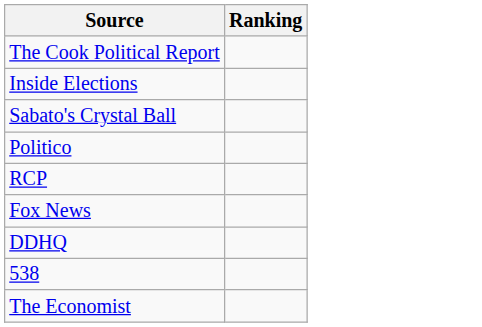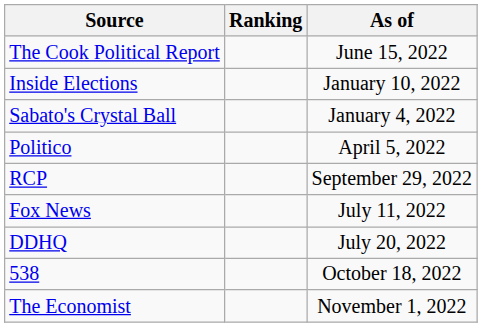+ column: (392, 20)
